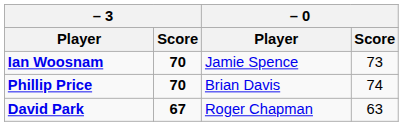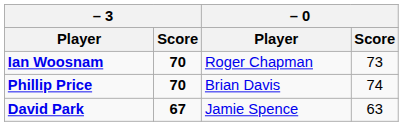(252, 62) Jamie Spence -> (259, 62) Roger Chapman
(259, 109) Roger Chapman -> (252, 109) Jamie Spence
